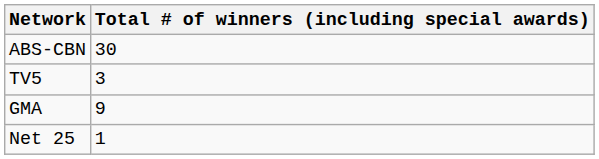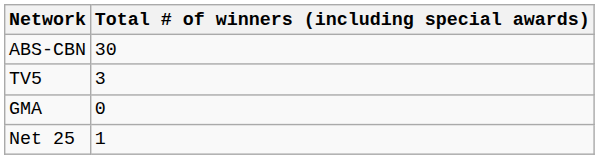(100, 109) 9 -> (100, 109) 0
